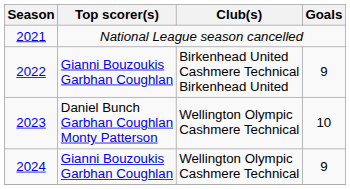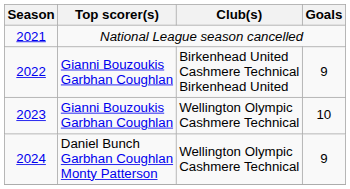(117, 123) Daniel Bunch Garbhan Coughlan Monty Patterson -> (117, 115) Gianni Bouzoukis Garbhan Coughlan
(117, 166) Gianni Bouzoukis Garbhan Coughlan -> (117, 159) Daniel Bunch Garbhan Coughlan Monty Patterson
